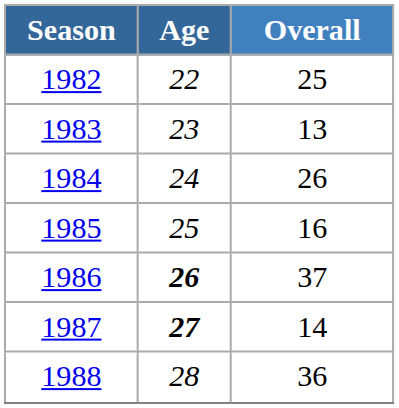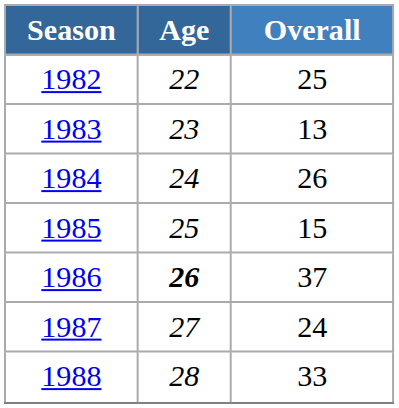(312, 227) 16 -> (312, 227) 15
(184, 327) bold -> (184, 327) normal
(312, 327) 14 -> (312, 327) 24
(312, 376) 36 -> (312, 376) 33
